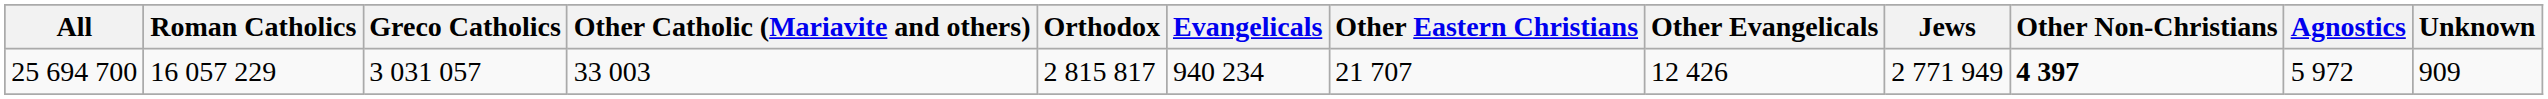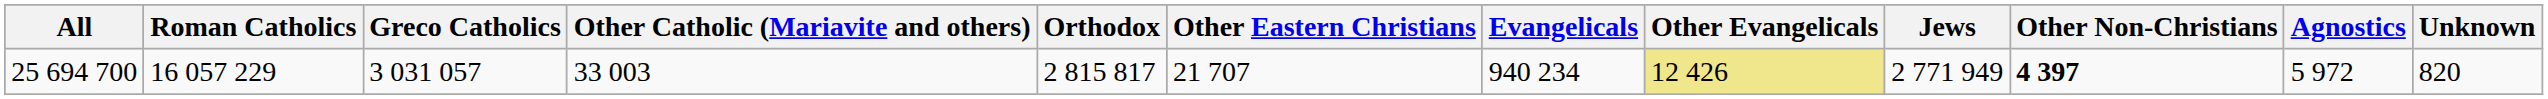columns swapped: (1487, 26) <-> (1248, 26)
(1689, 71) no background -> (1689, 71) khaki background
(2440, 71) 909 -> (2440, 71) 820
